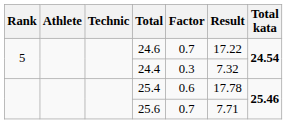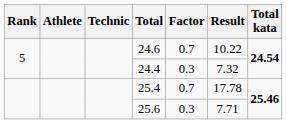(228, 48) 17.22 -> (228, 48) 10.22
(187, 88) 0.6 -> (187, 88) 0.7
(187, 108) 0.7 -> (187, 108) 0.3
